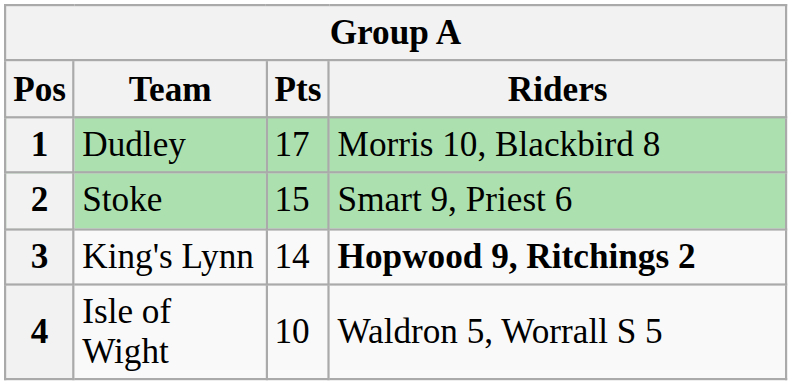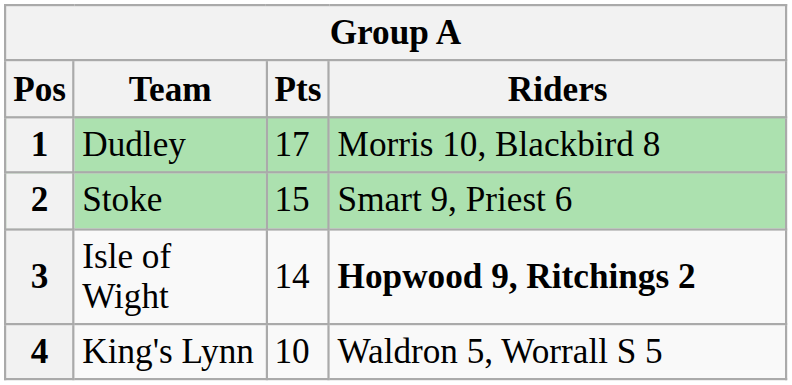(168, 255) King's Lynn -> (127, 275) Isle of Wight
(127, 331) Isle of Wight -> (168, 351) King's Lynn
